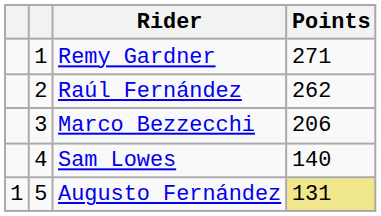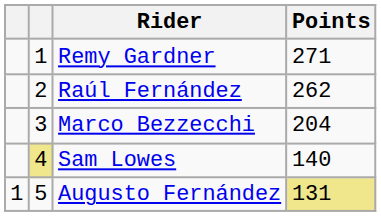(312, 126) 206 -> (312, 126) 204
(41, 160) no background -> (41, 160) khaki background
